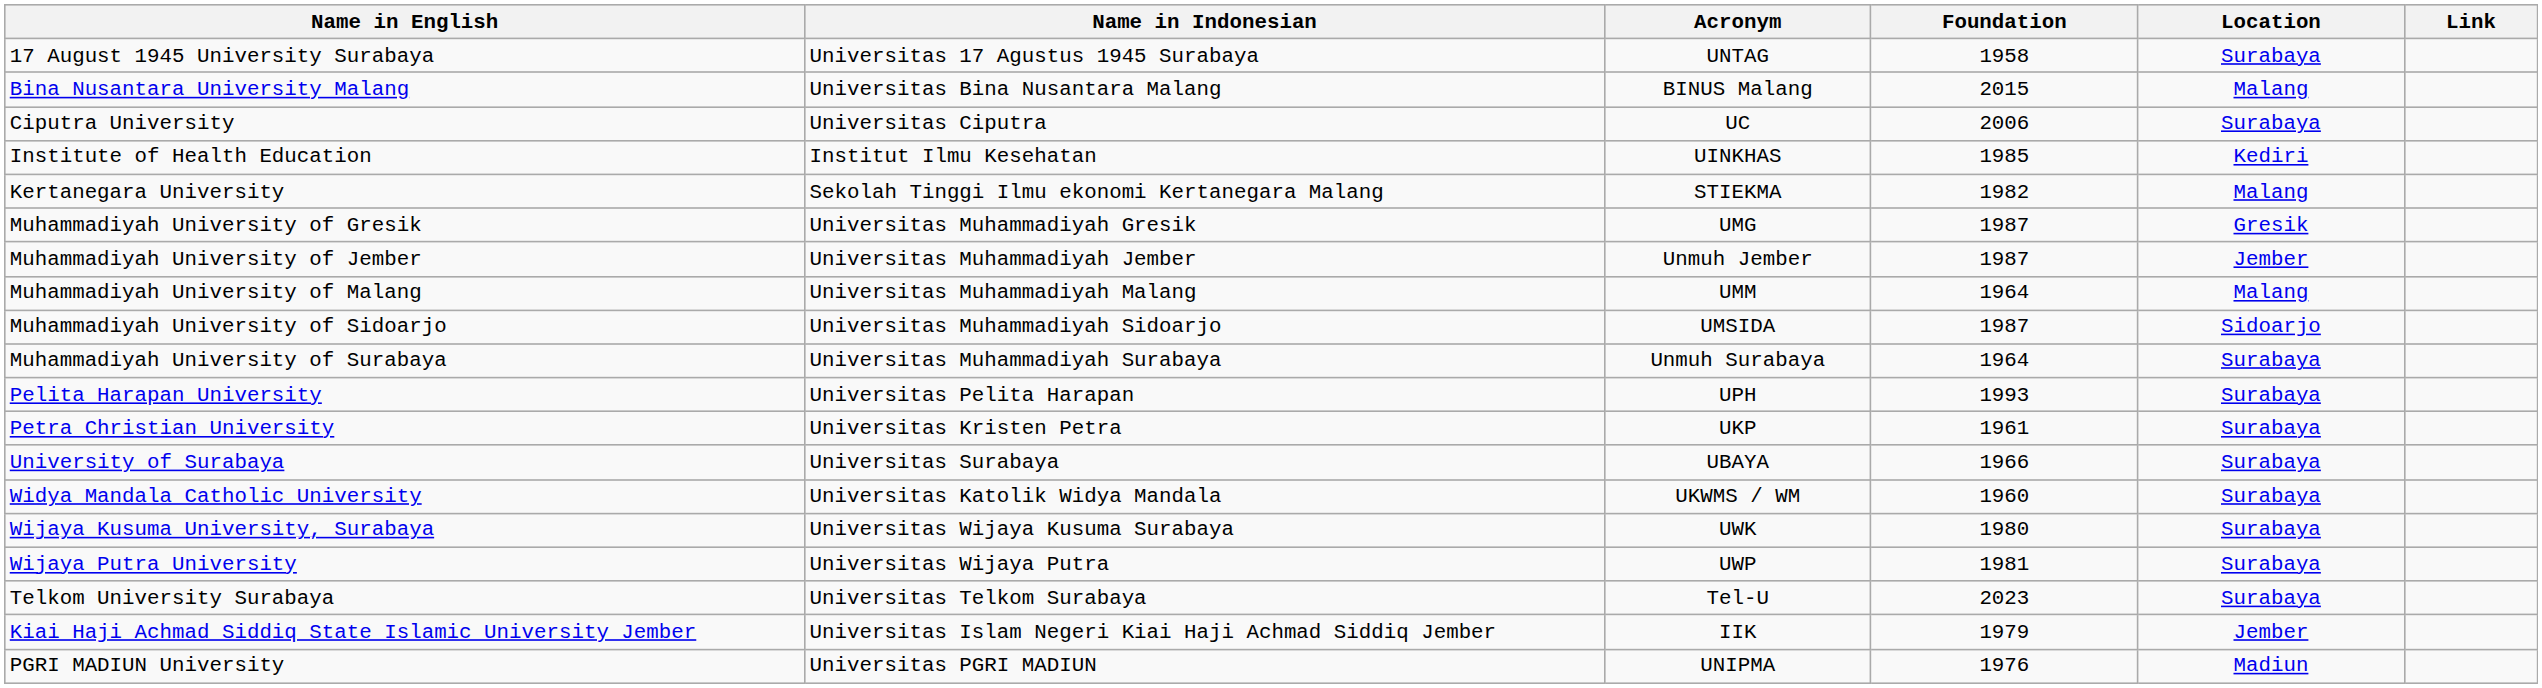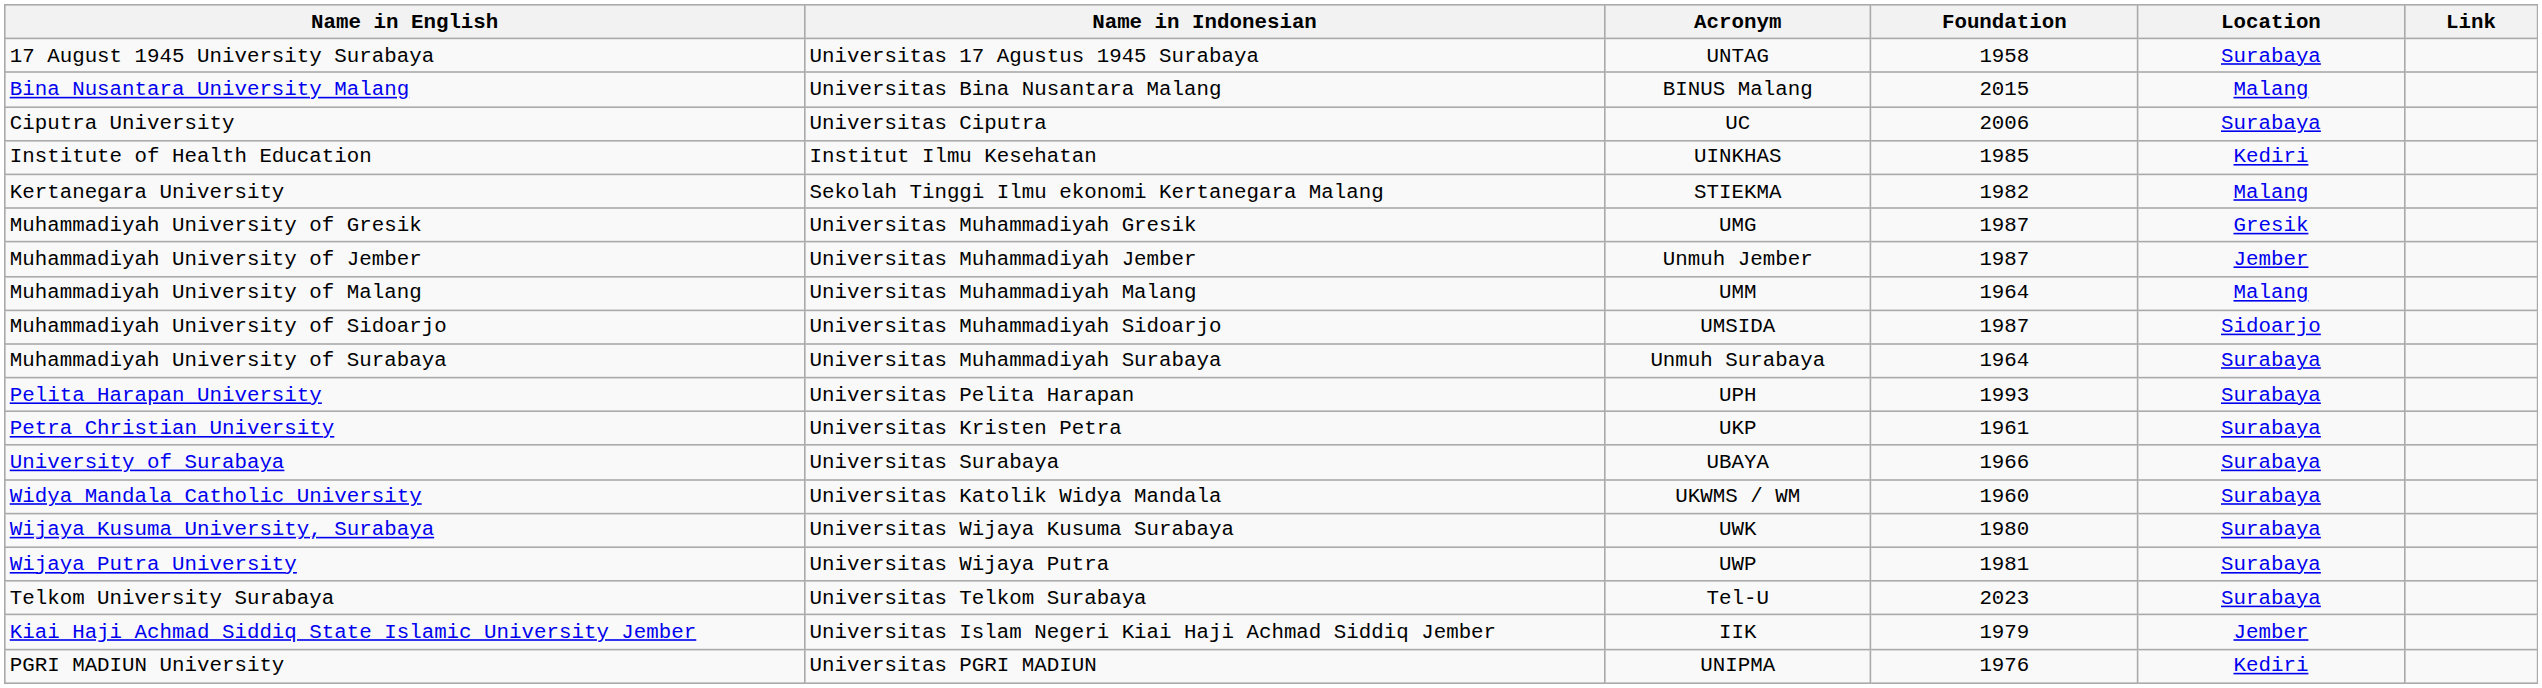(2271, 666) Madiun -> (2271, 666) Kediri
